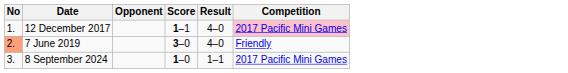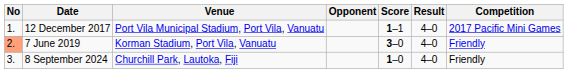+ column: (220, 12)
(291, 28) pink background -> (505, 28) no background
(215, 60) 1–1 -> (429, 60) 4–0
(291, 60) 2017 Pacific Mini Games -> (467, 60) Friendly
